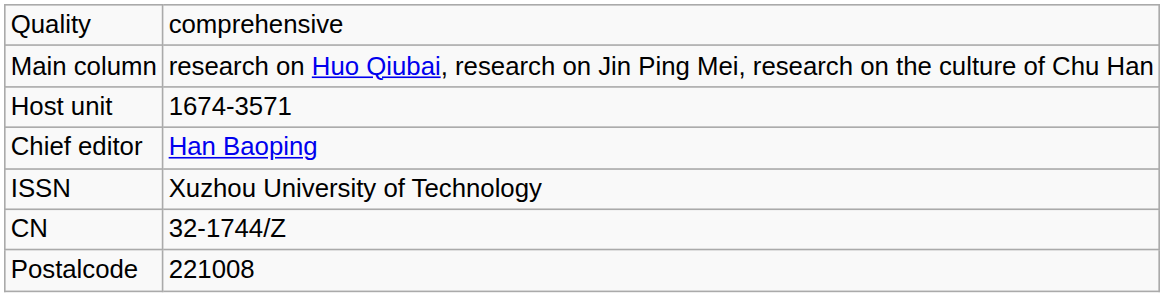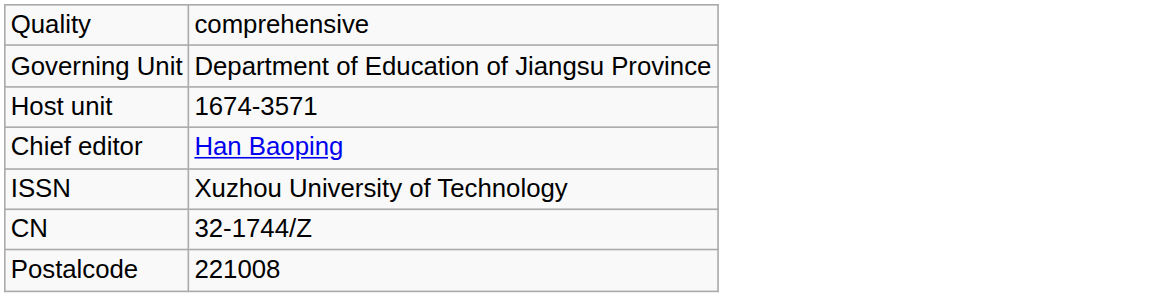- row: (84, 65)
+ row: (97, 65)
